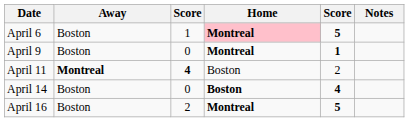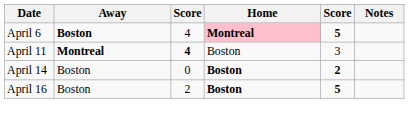(74, 32) normal -> (74, 32) bold
(187, 32) 1 -> (187, 32) 4
- row: (24, 51)
(337, 70) 2 -> (337, 51) 3
(337, 88) 4 -> (337, 70) 2
(230, 107) Montreal -> (224, 88) Boston
